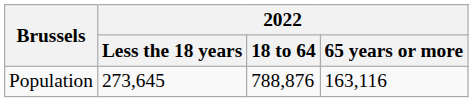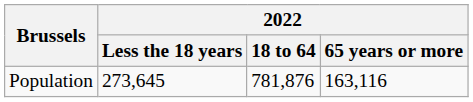(283, 81) 788,876 -> (283, 81) 781,876
